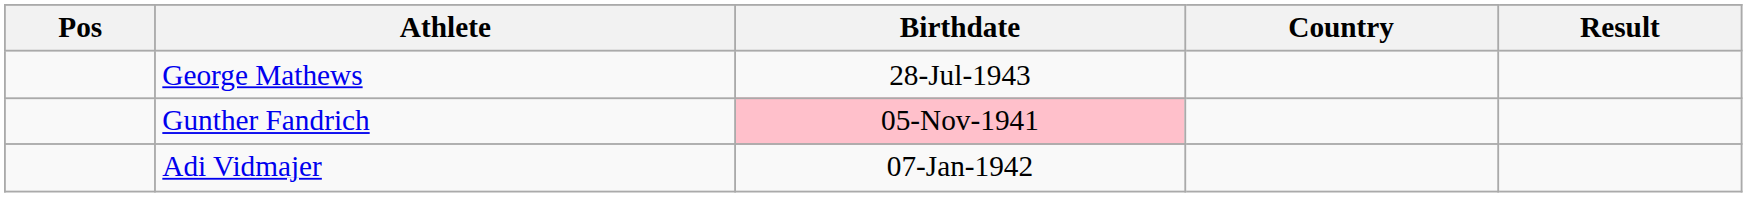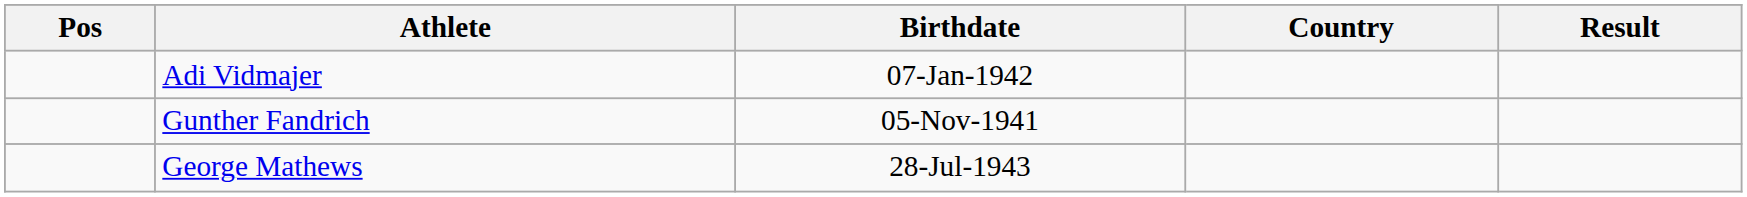rows swapped: (242, 167) <-> (262, 74)
(960, 120) pink background -> (960, 120) no background
